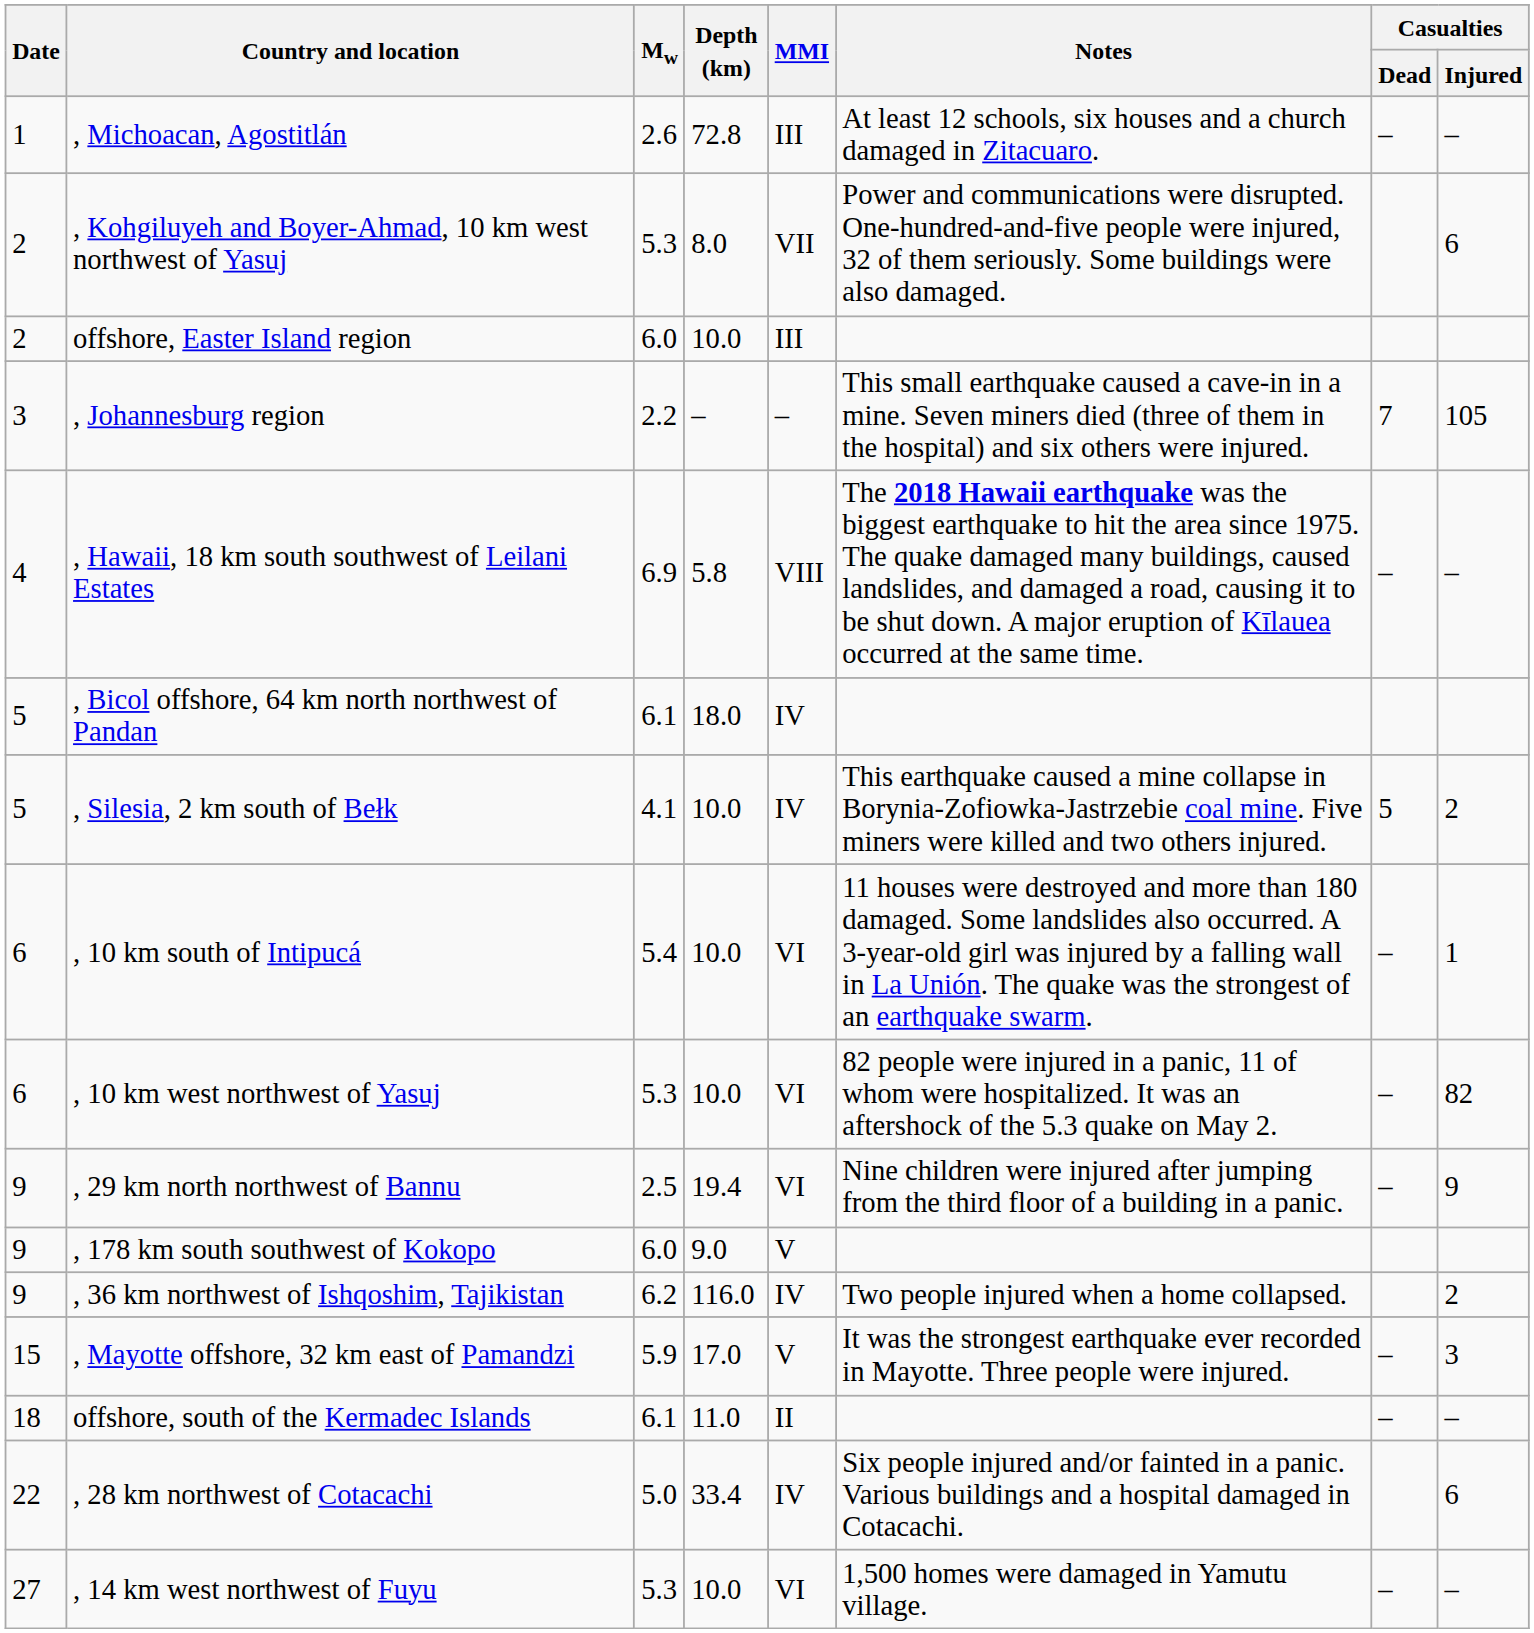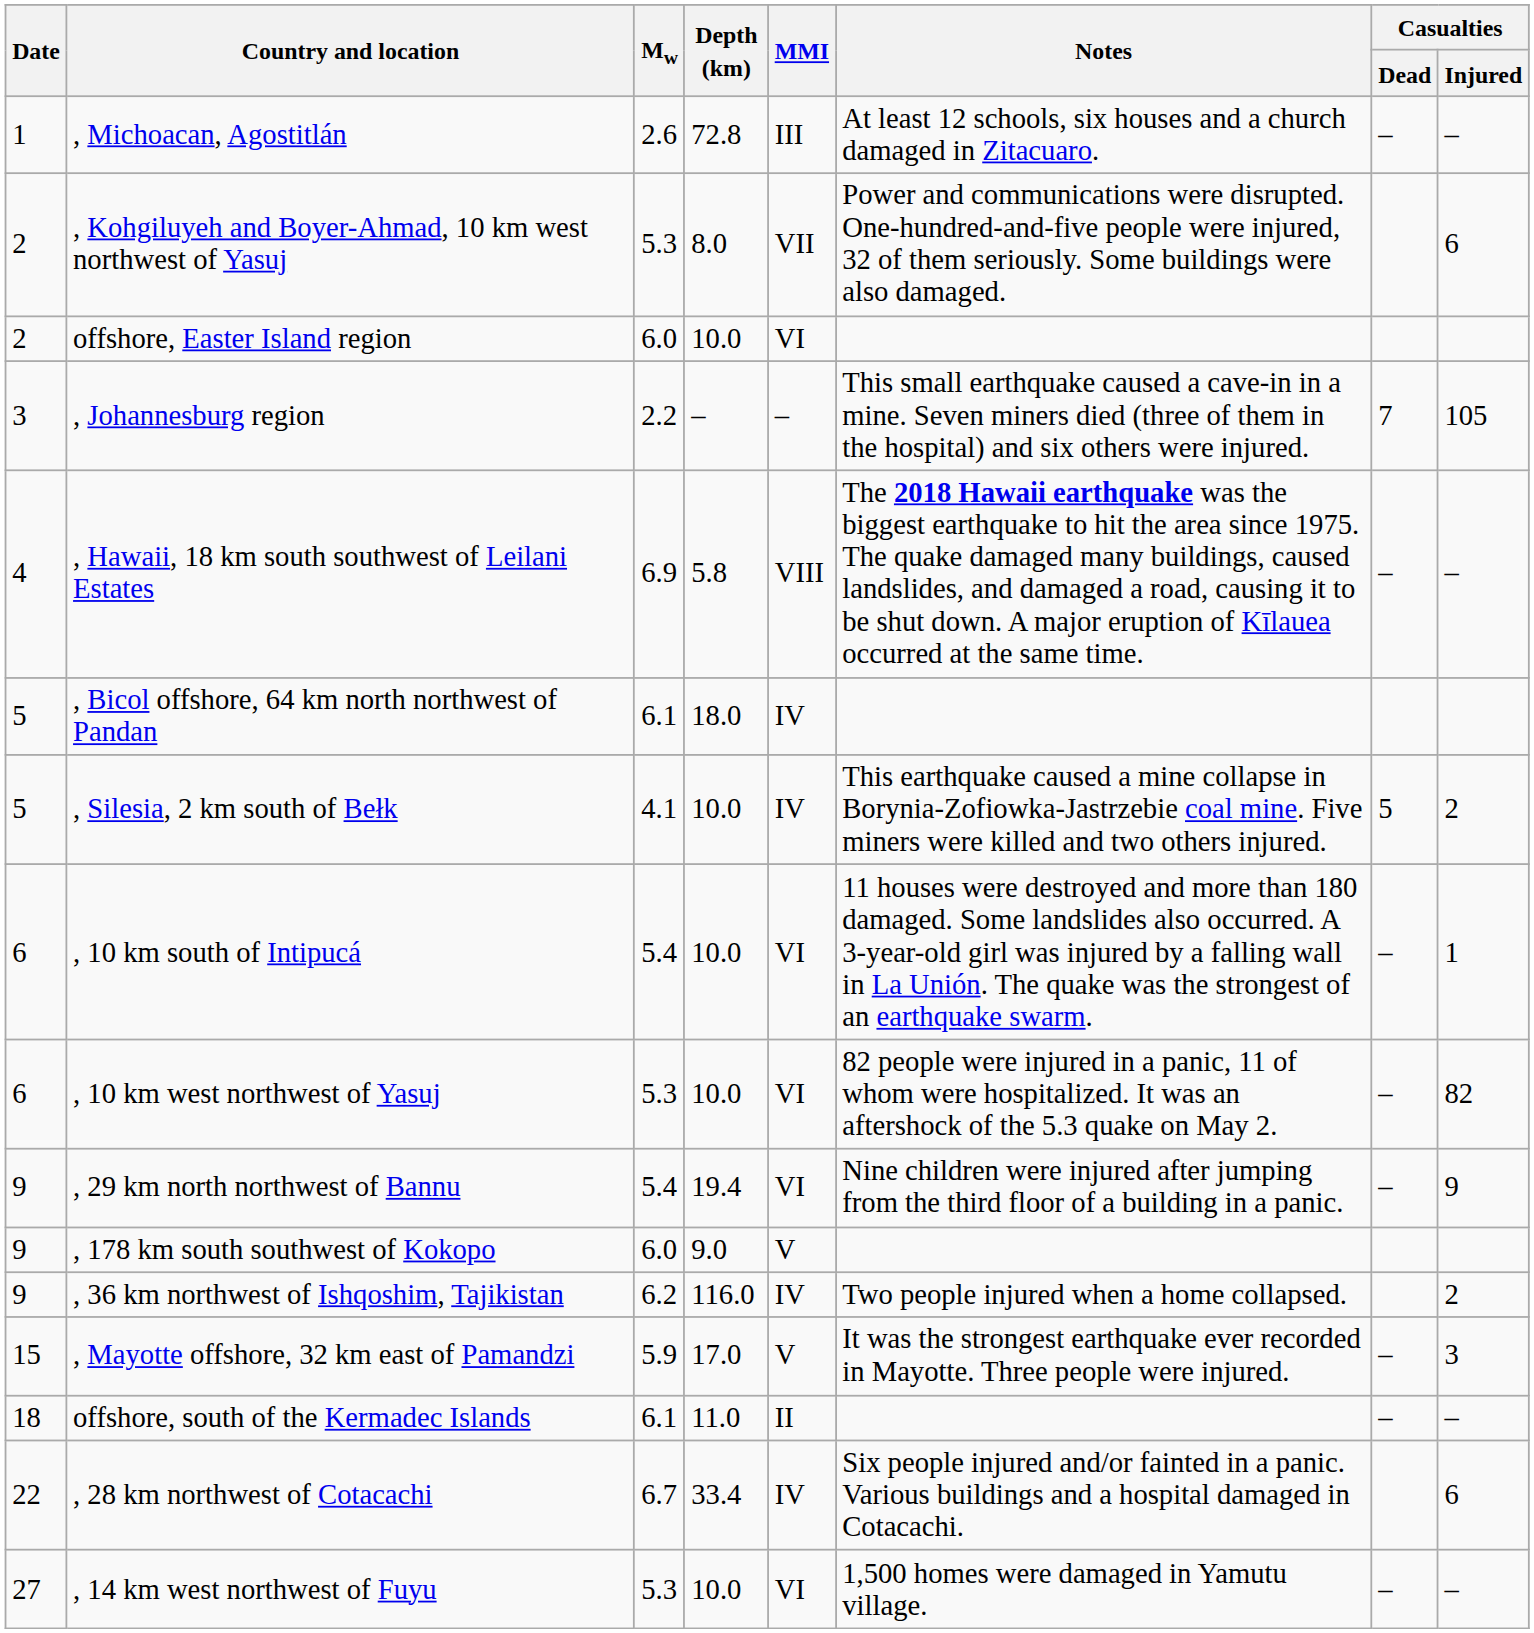(789, 337) III -> (790, 337) VI
(659, 1187) 2.5 -> (659, 1187) 5.4
(659, 1495) 5.0 -> (659, 1495) 6.7
